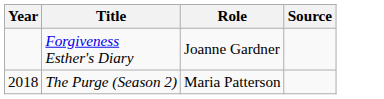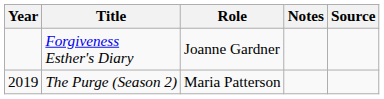+ column: (306, 16)
(23, 81) 2018 -> (23, 81) 2019
